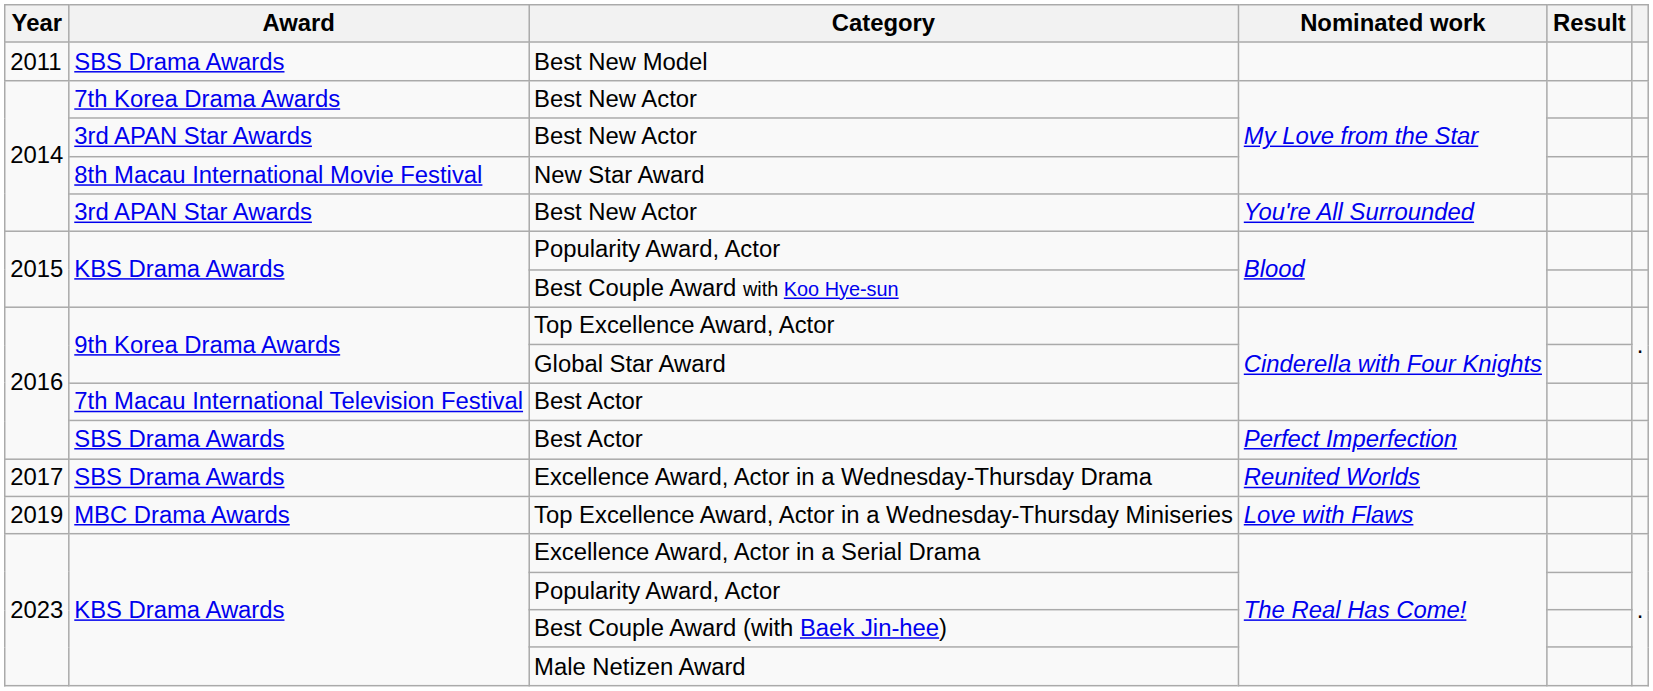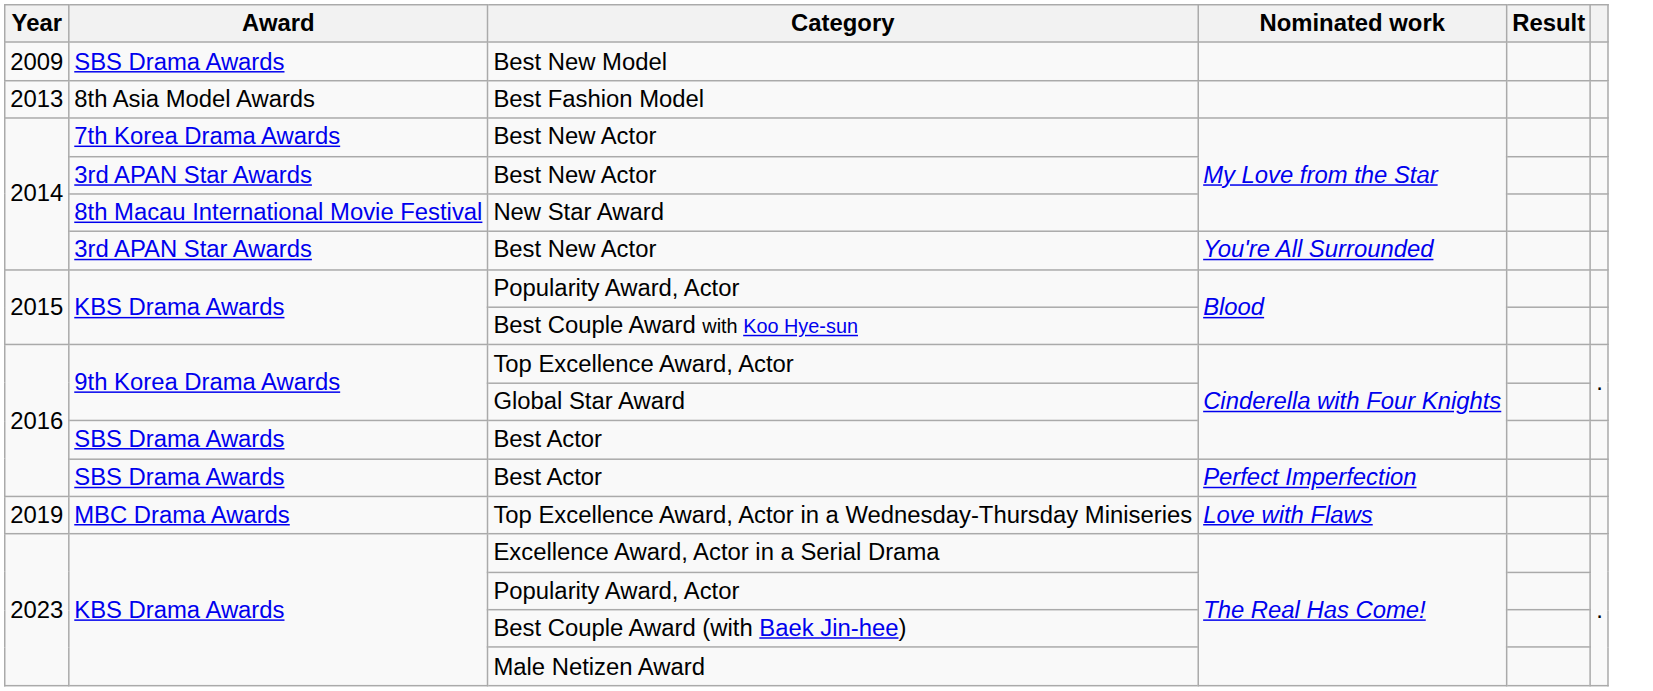(36, 61) 2011 -> (37, 61) 2009
+ row: (599, 99)
(299, 401) 7th Macau International Television Festival -> (179, 439) SBS Drama Awards
- row: (843, 477)
